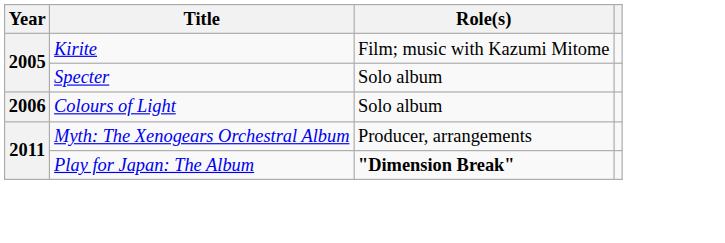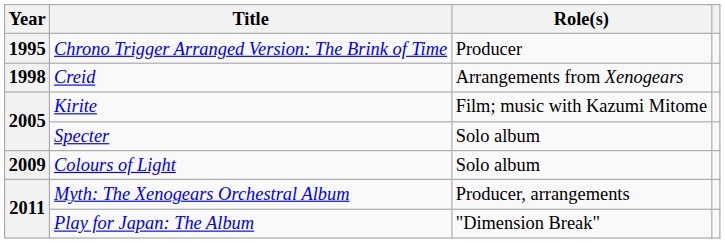+ row: (251, 48)
+ row: (75, 77)
(27, 106) 2006 -> (27, 164) 2009
(436, 164) bold -> (528, 223) normal
